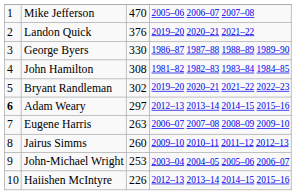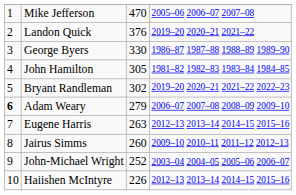(138, 69) 308 -> (138, 69) 305
(138, 106) 297 -> (138, 106) 279
(220, 106) 2012–13 2013–14 2014–15 2015–16 -> (220, 106) 2006–07 2007–08 2008–09 2009–10
(220, 124) 2006–07 2007–08 2008–09 2009–10 -> (220, 124) 2012–13 2013–14 2014–15 2015–16
(138, 161) 253 -> (138, 161) 252
